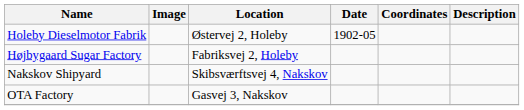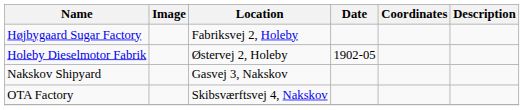rows swapped: (74, 54) <-> (77, 34)
(260, 74) Skibsværftsvej 4, Nakskov -> (240, 74) Gasvej 3, Nakskov
(240, 94) Gasvej 3, Nakskov -> (260, 94) Skibsværftsvej 4, Nakskov
